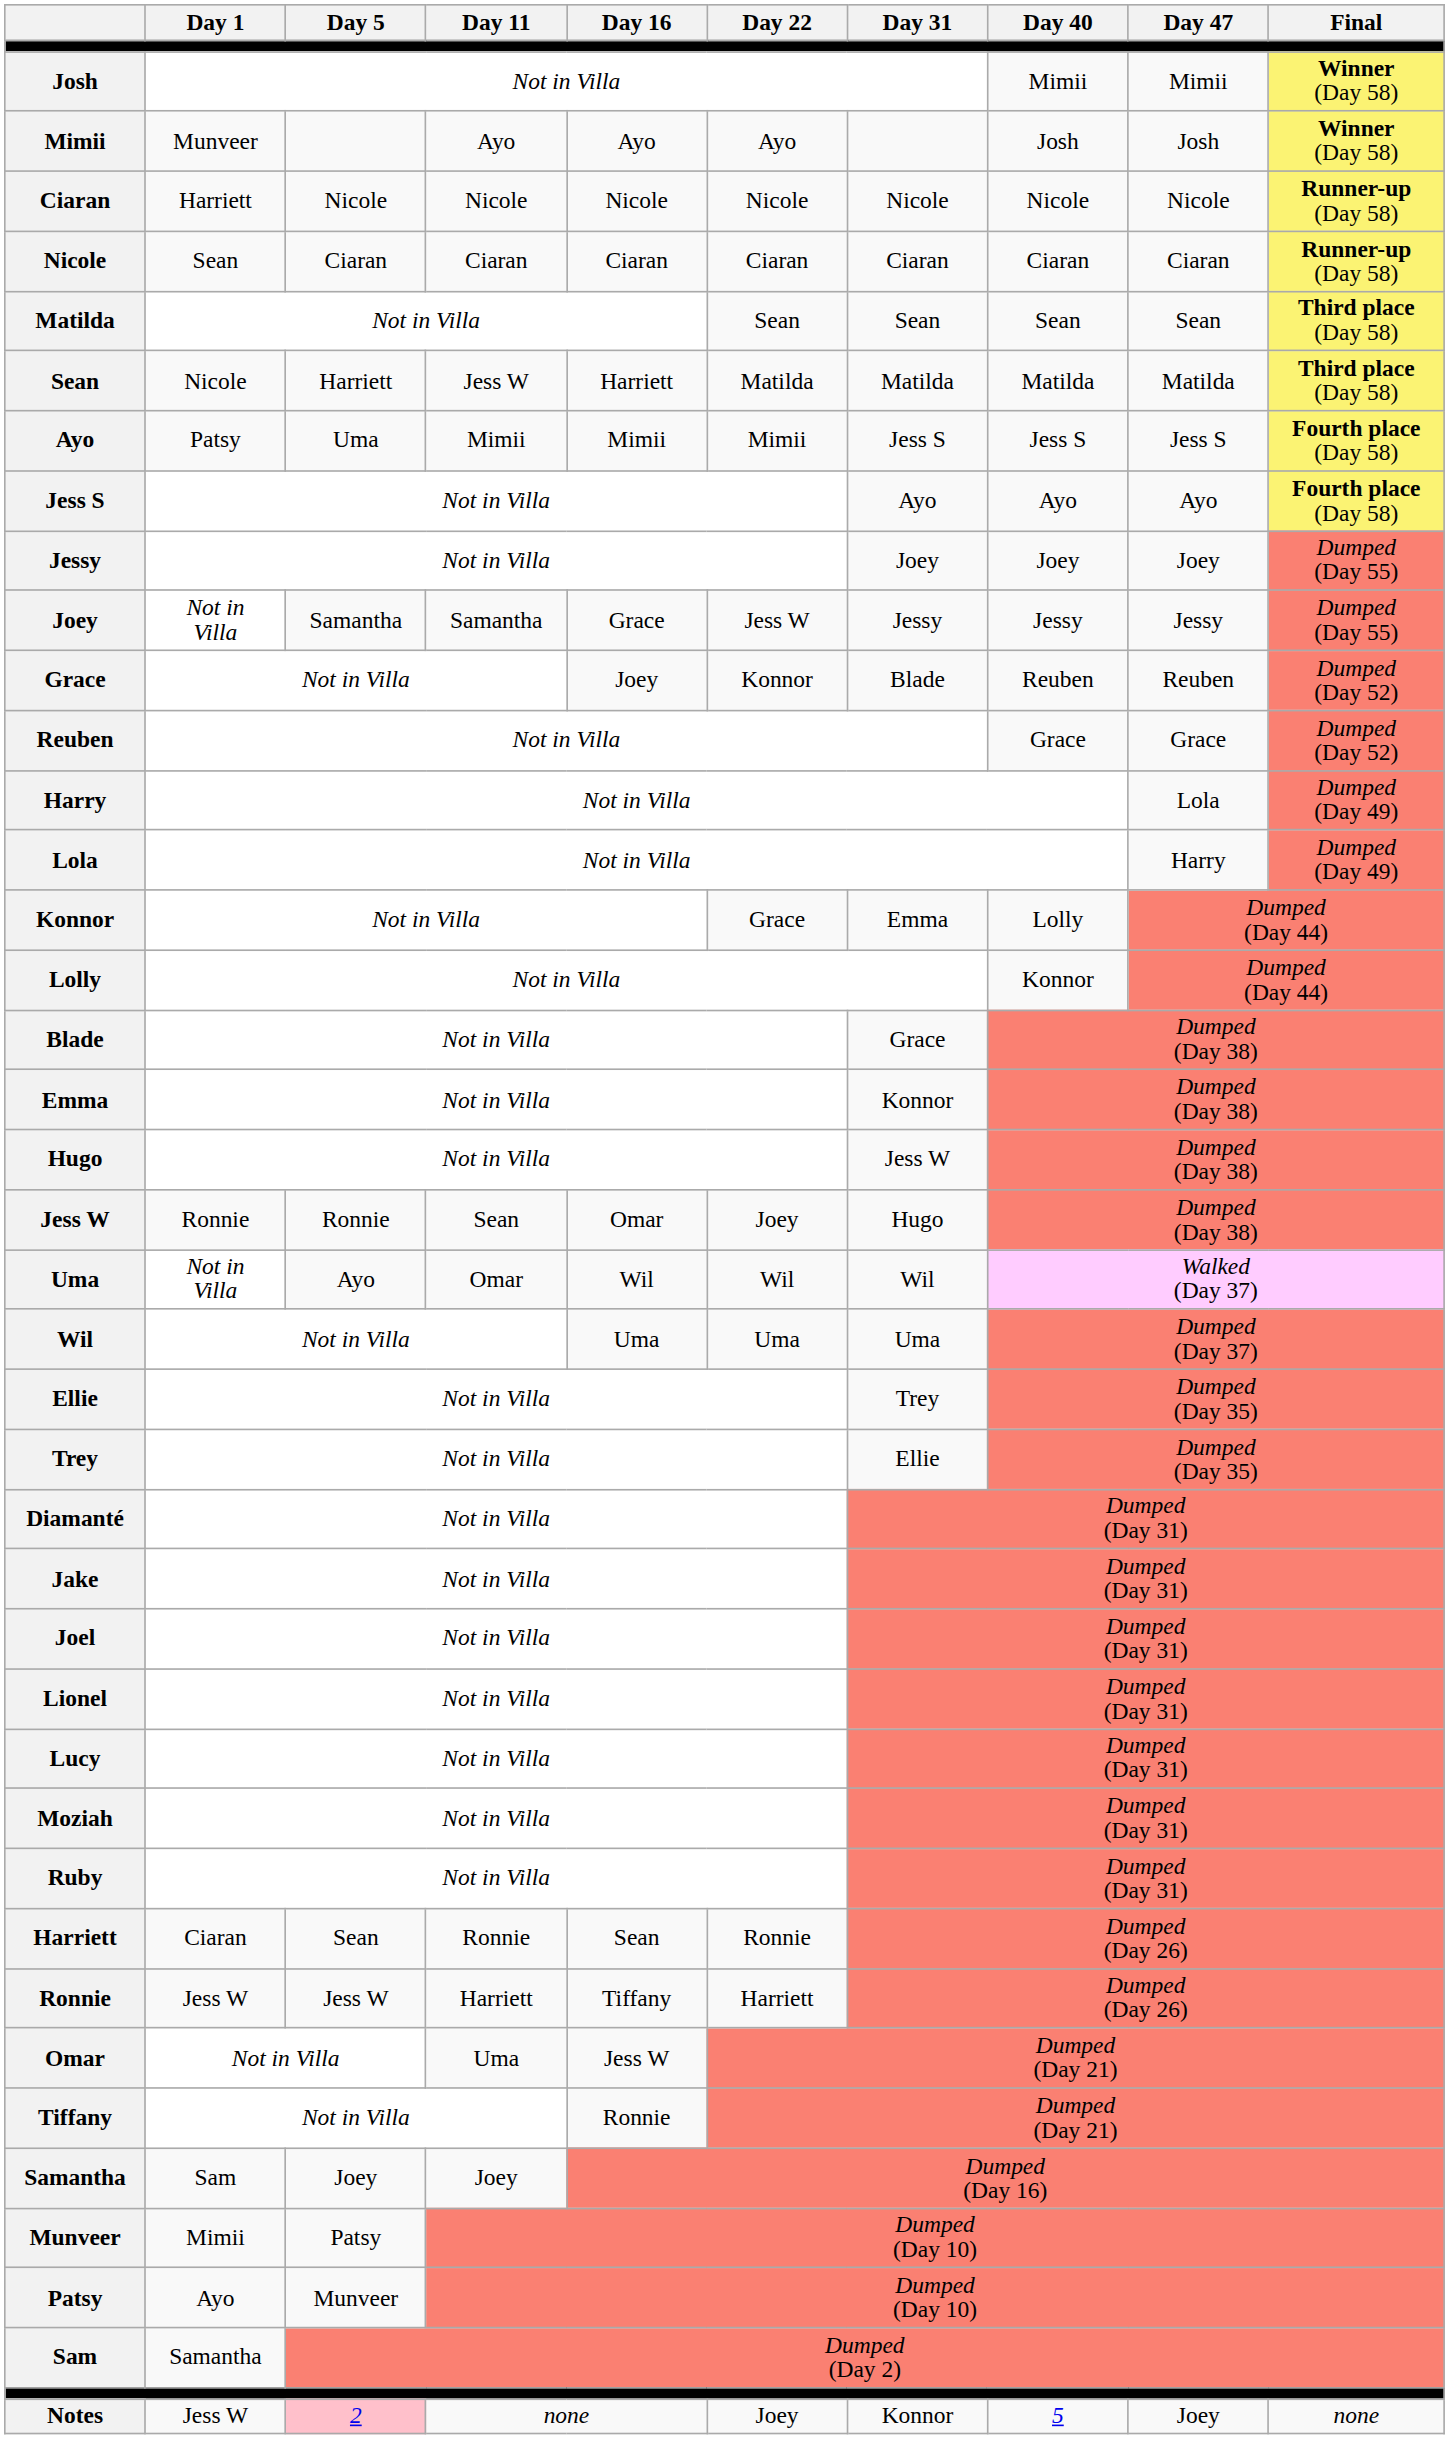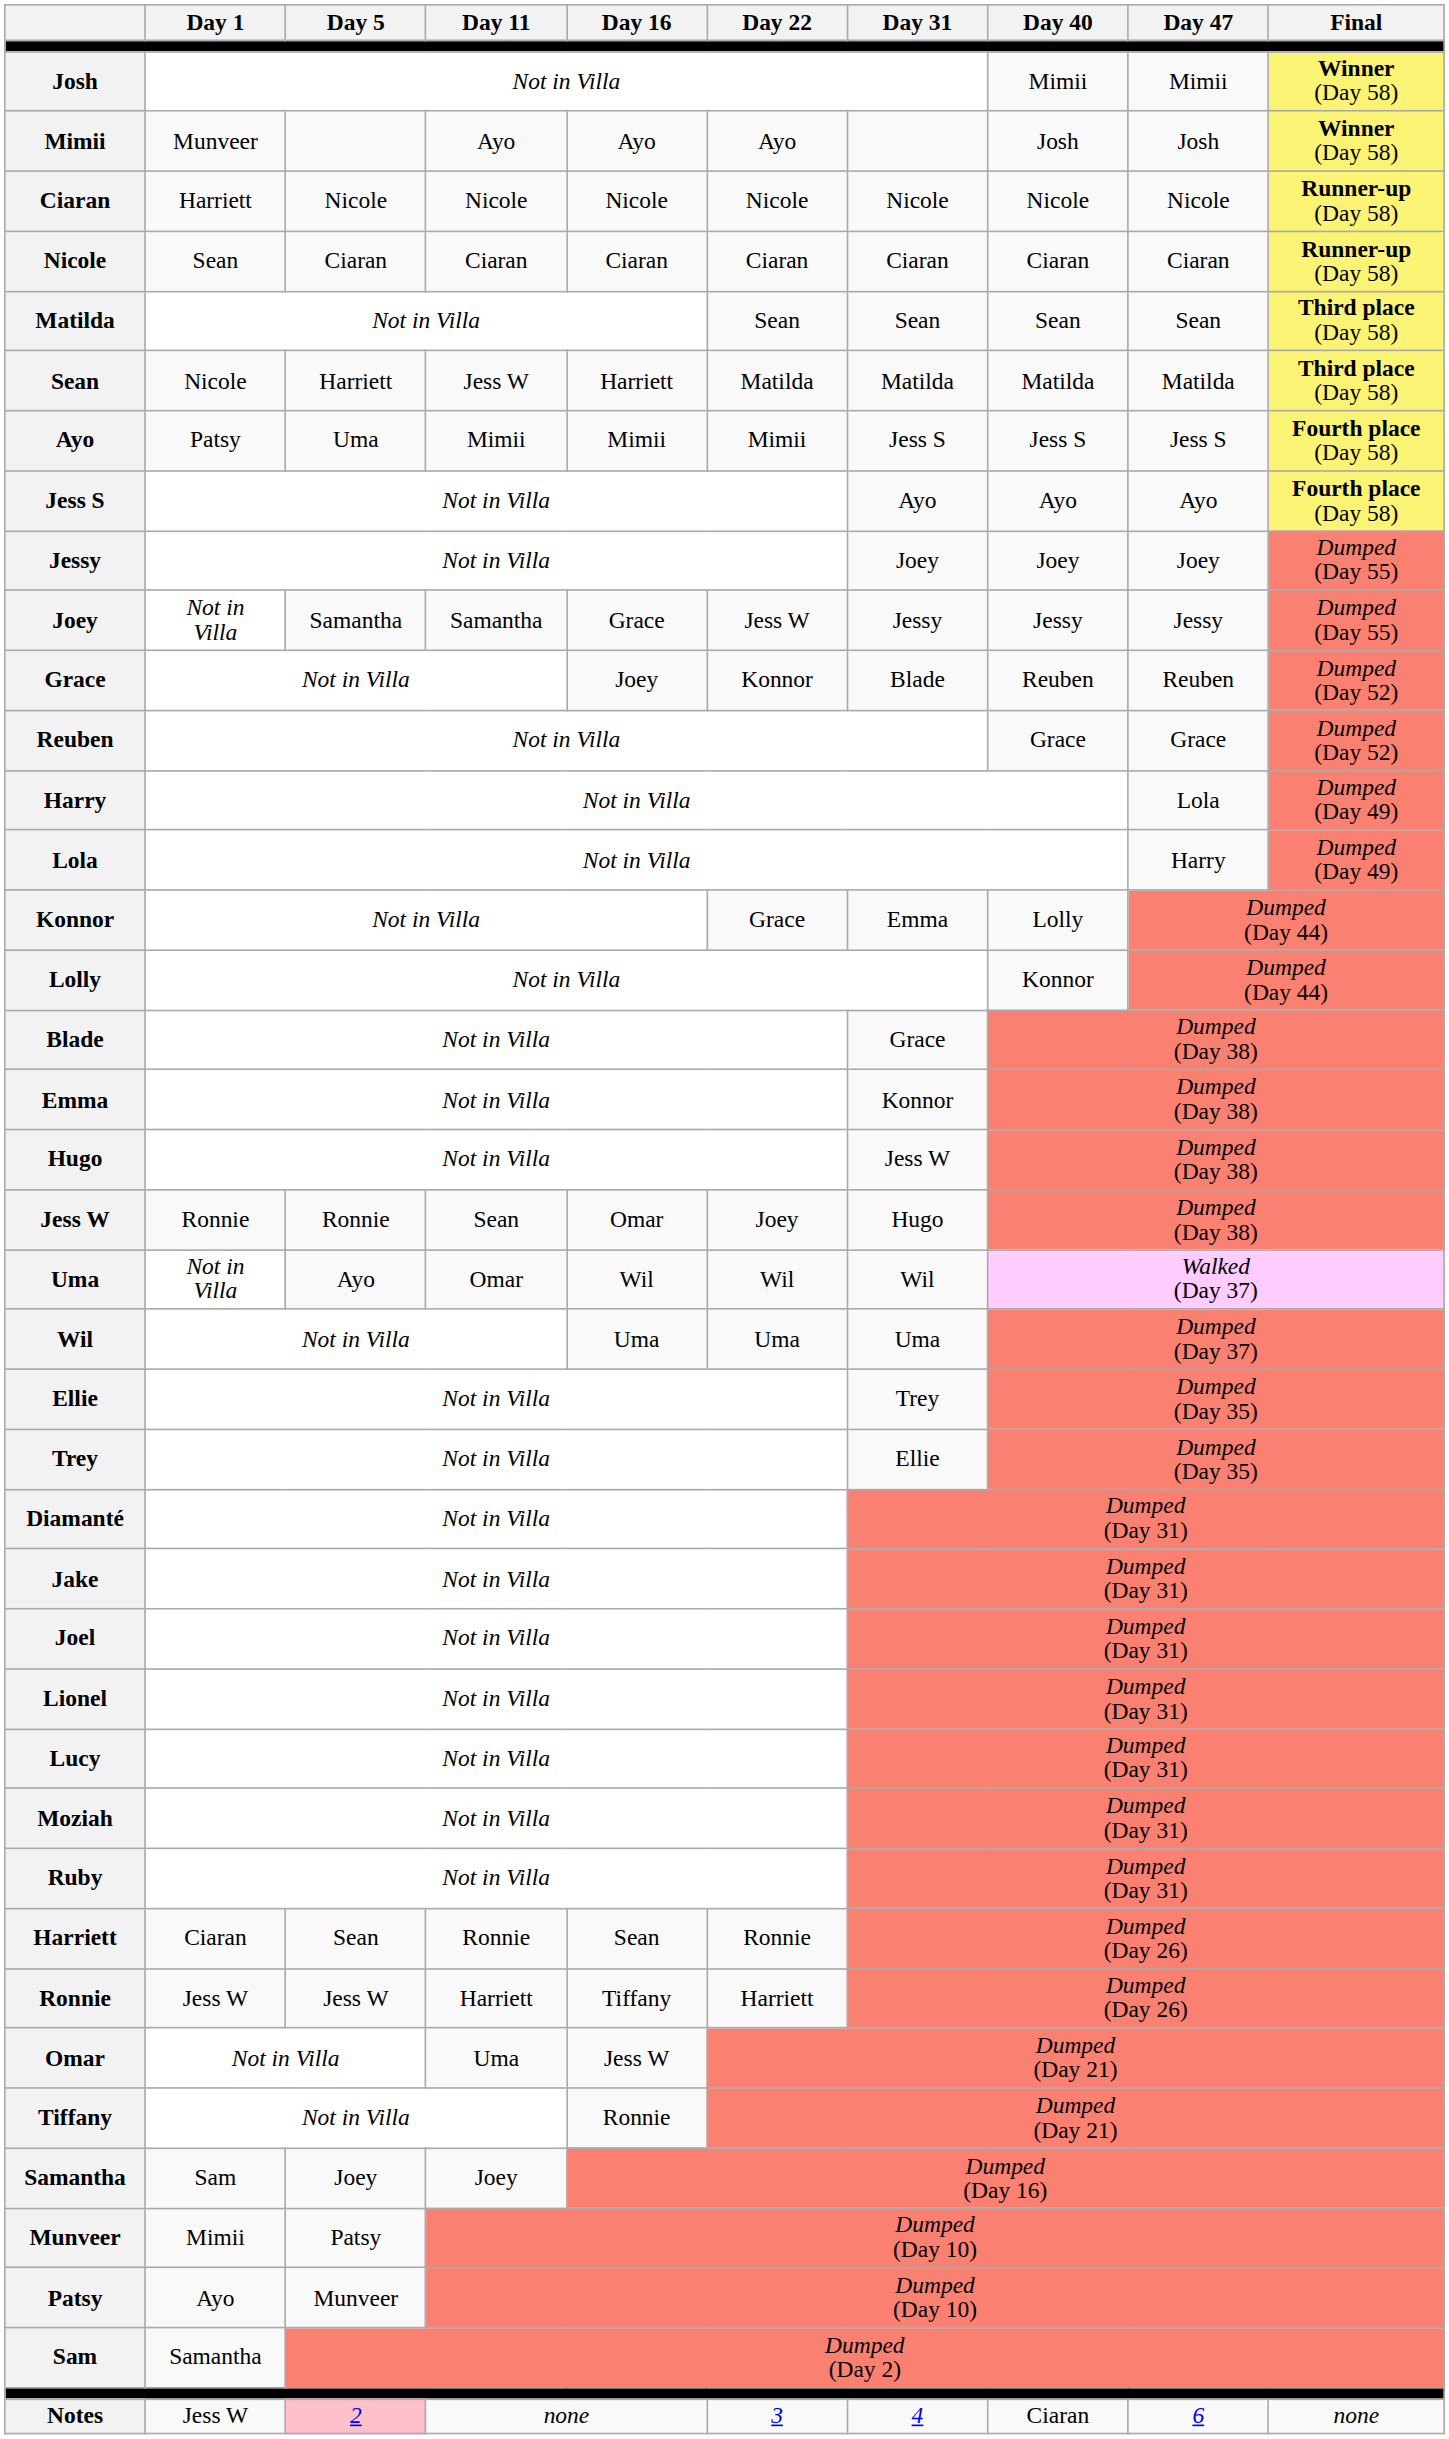(777, 2416) Joey -> (777, 2416) 3
(917, 2416) Konnor -> (917, 2416) 4
(1058, 2416) 5 -> (1058, 2416) Ciaran
(1198, 2416) Joey -> (1198, 2416) 6
